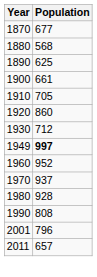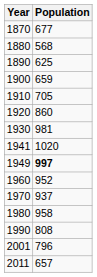(44, 79) 661 -> (44, 79) 659
(44, 130) 712 -> (44, 130) 981
+ row: (19, 146)
(44, 197) 928 -> (44, 213) 958
